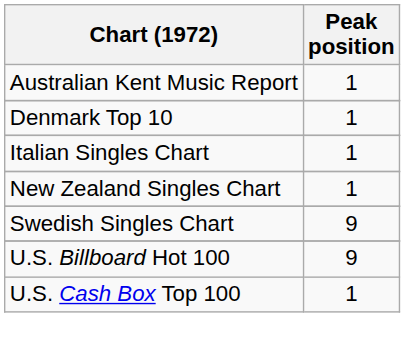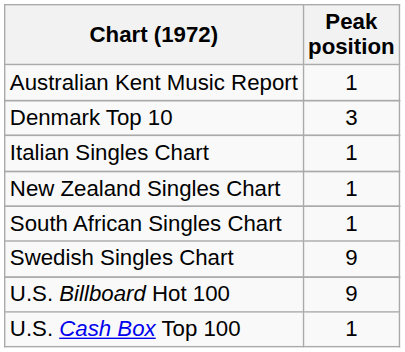(351, 117) 1 -> (351, 117) 3
+ row: (146, 223)
